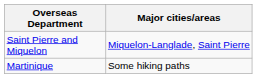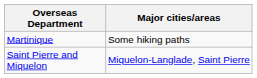rows swapped: (30, 66) <-> (42, 45)
